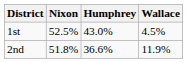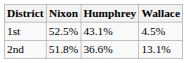(98, 31) 43.0% -> (98, 31) 43.1%
(156, 49) 11.9% -> (156, 49) 13.1%
